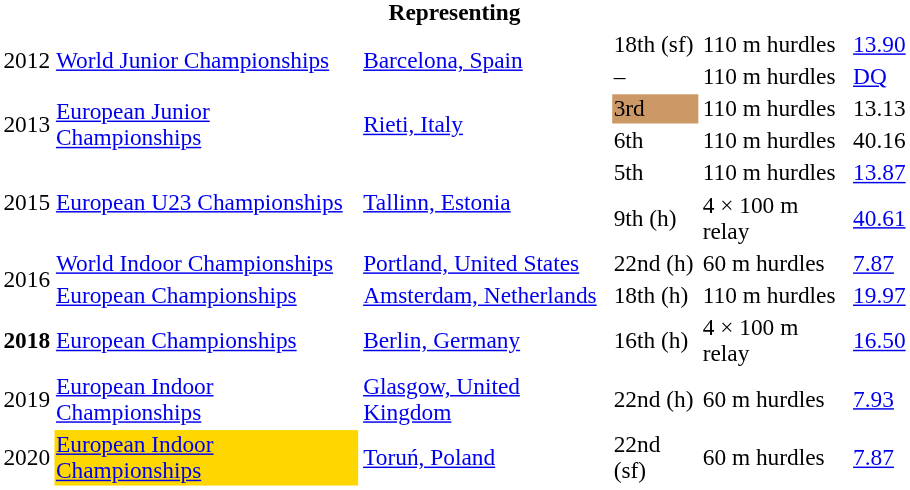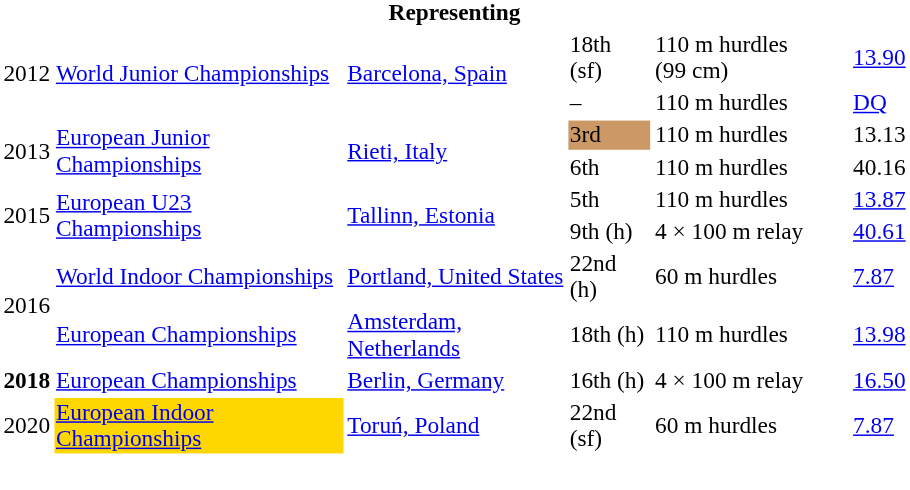(769, 44) 110 m hurdles -> (721, 57) 110 m hurdles (99 cm)
(879, 295) 19.97 -> (879, 334) 13.98
- row: (442, 399)
